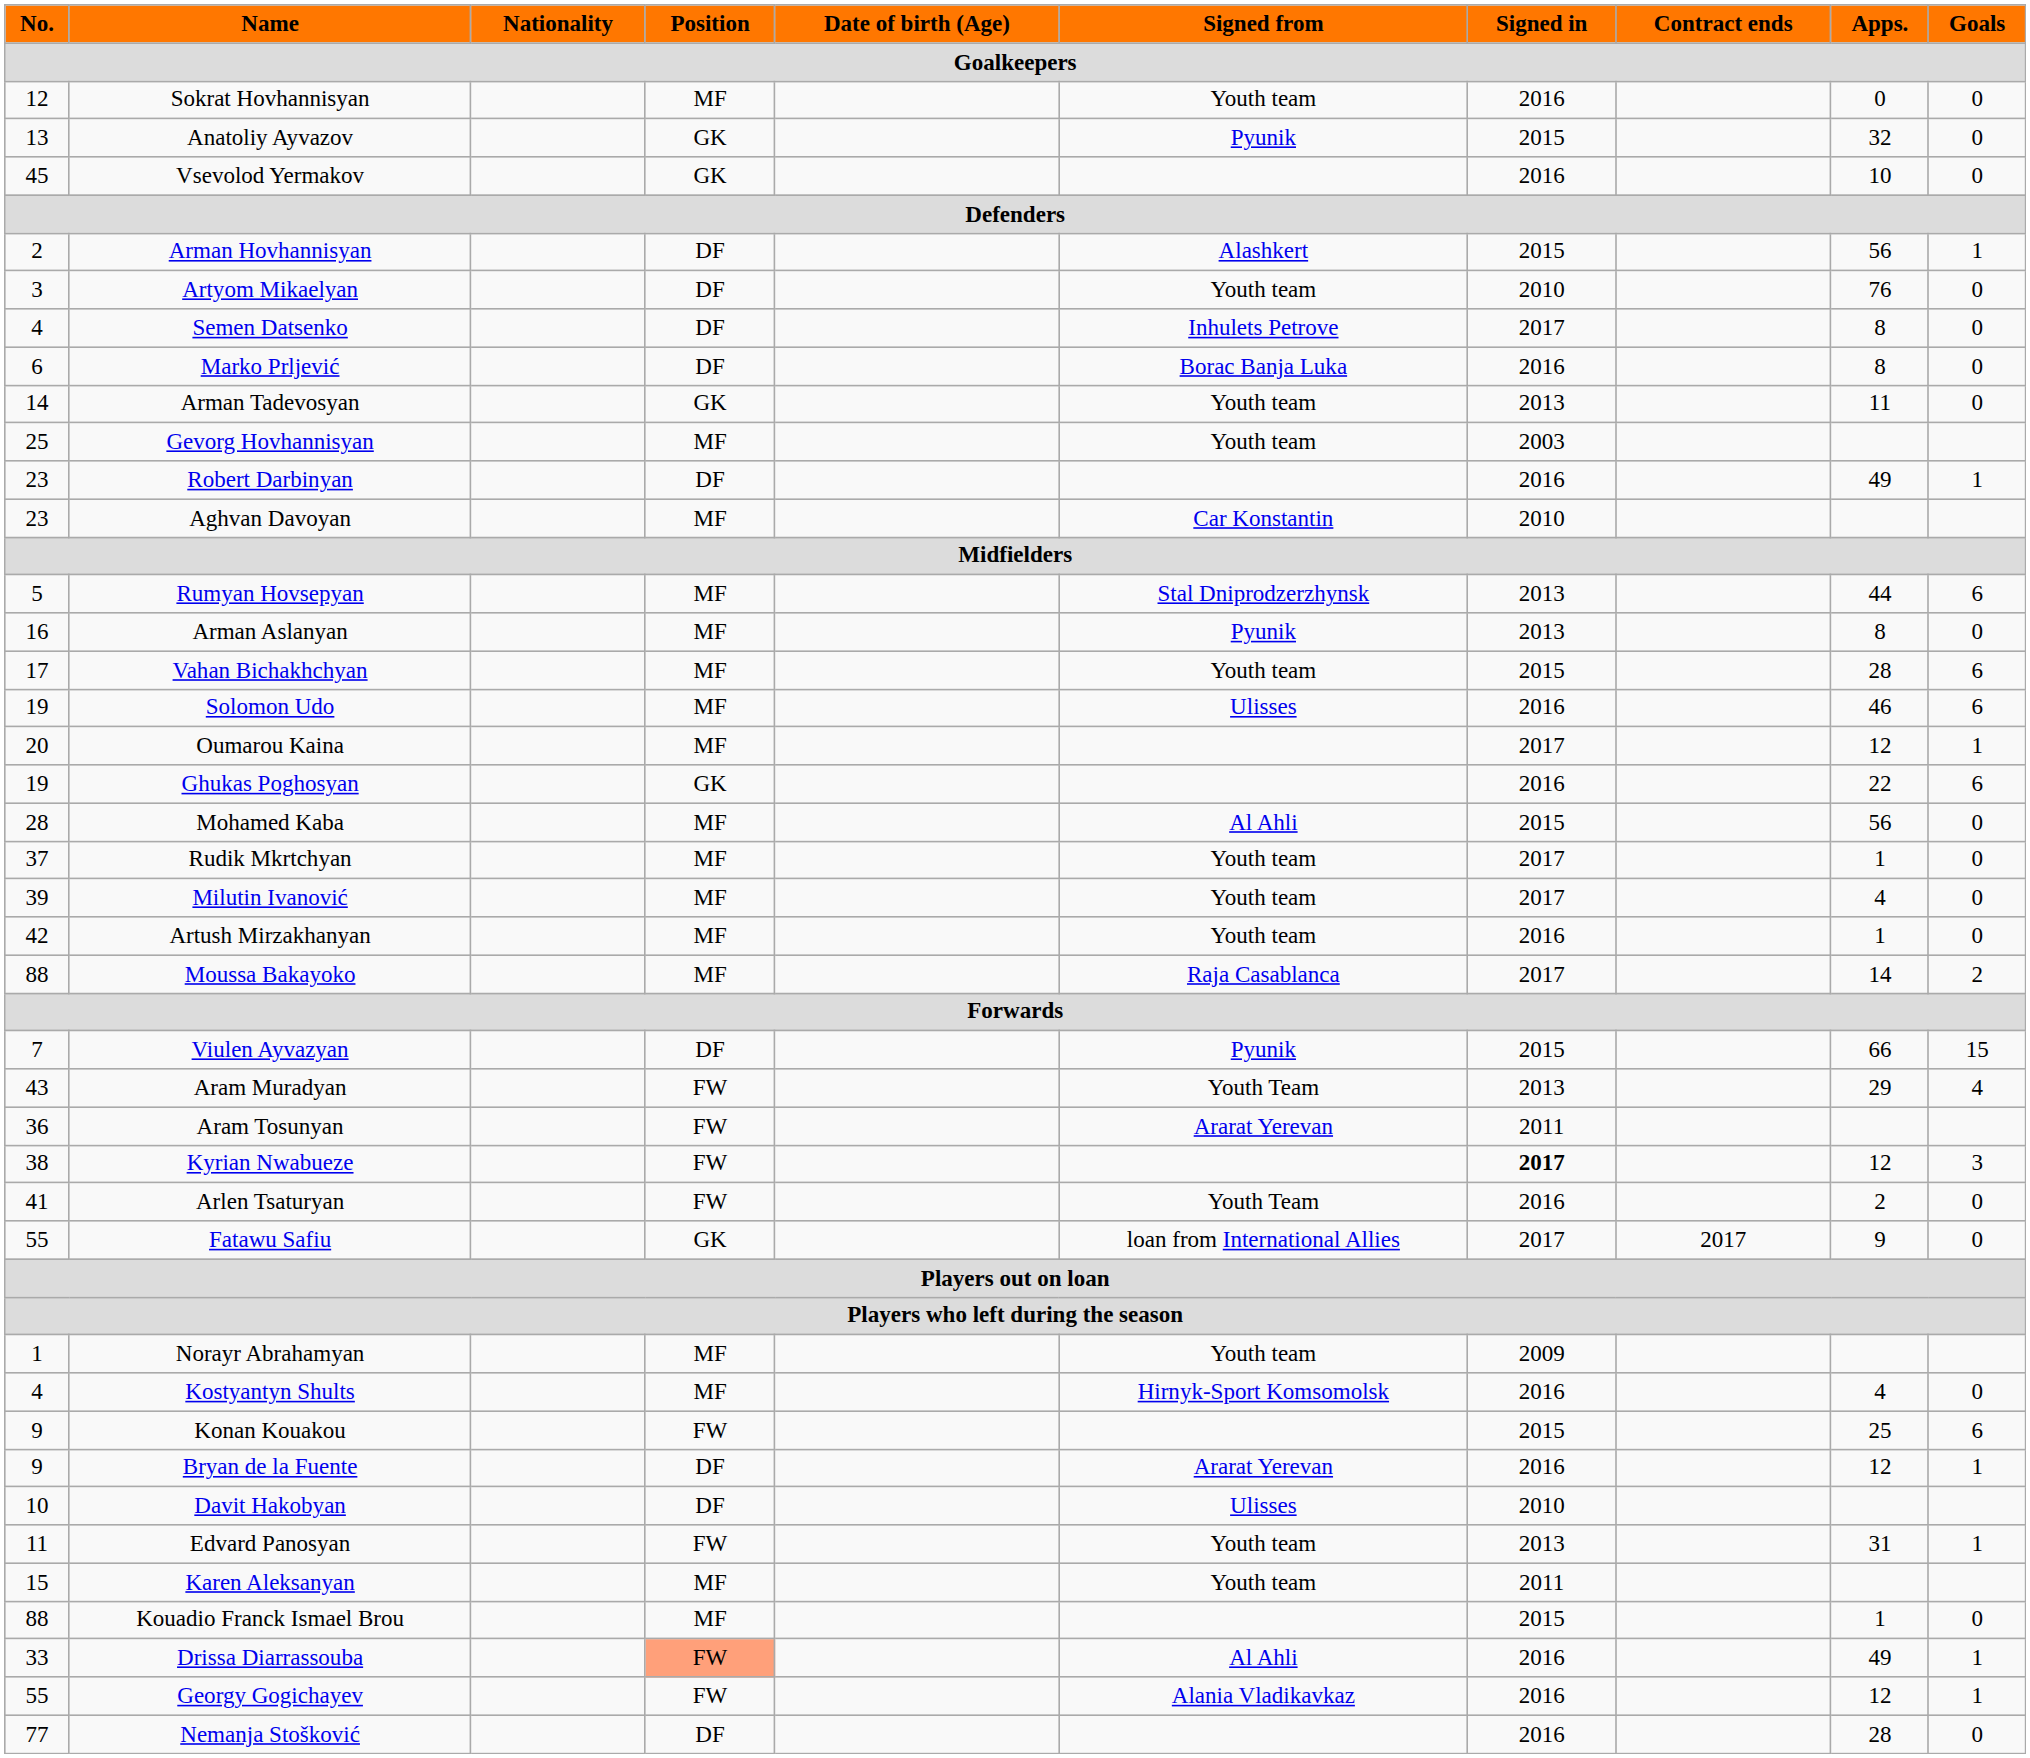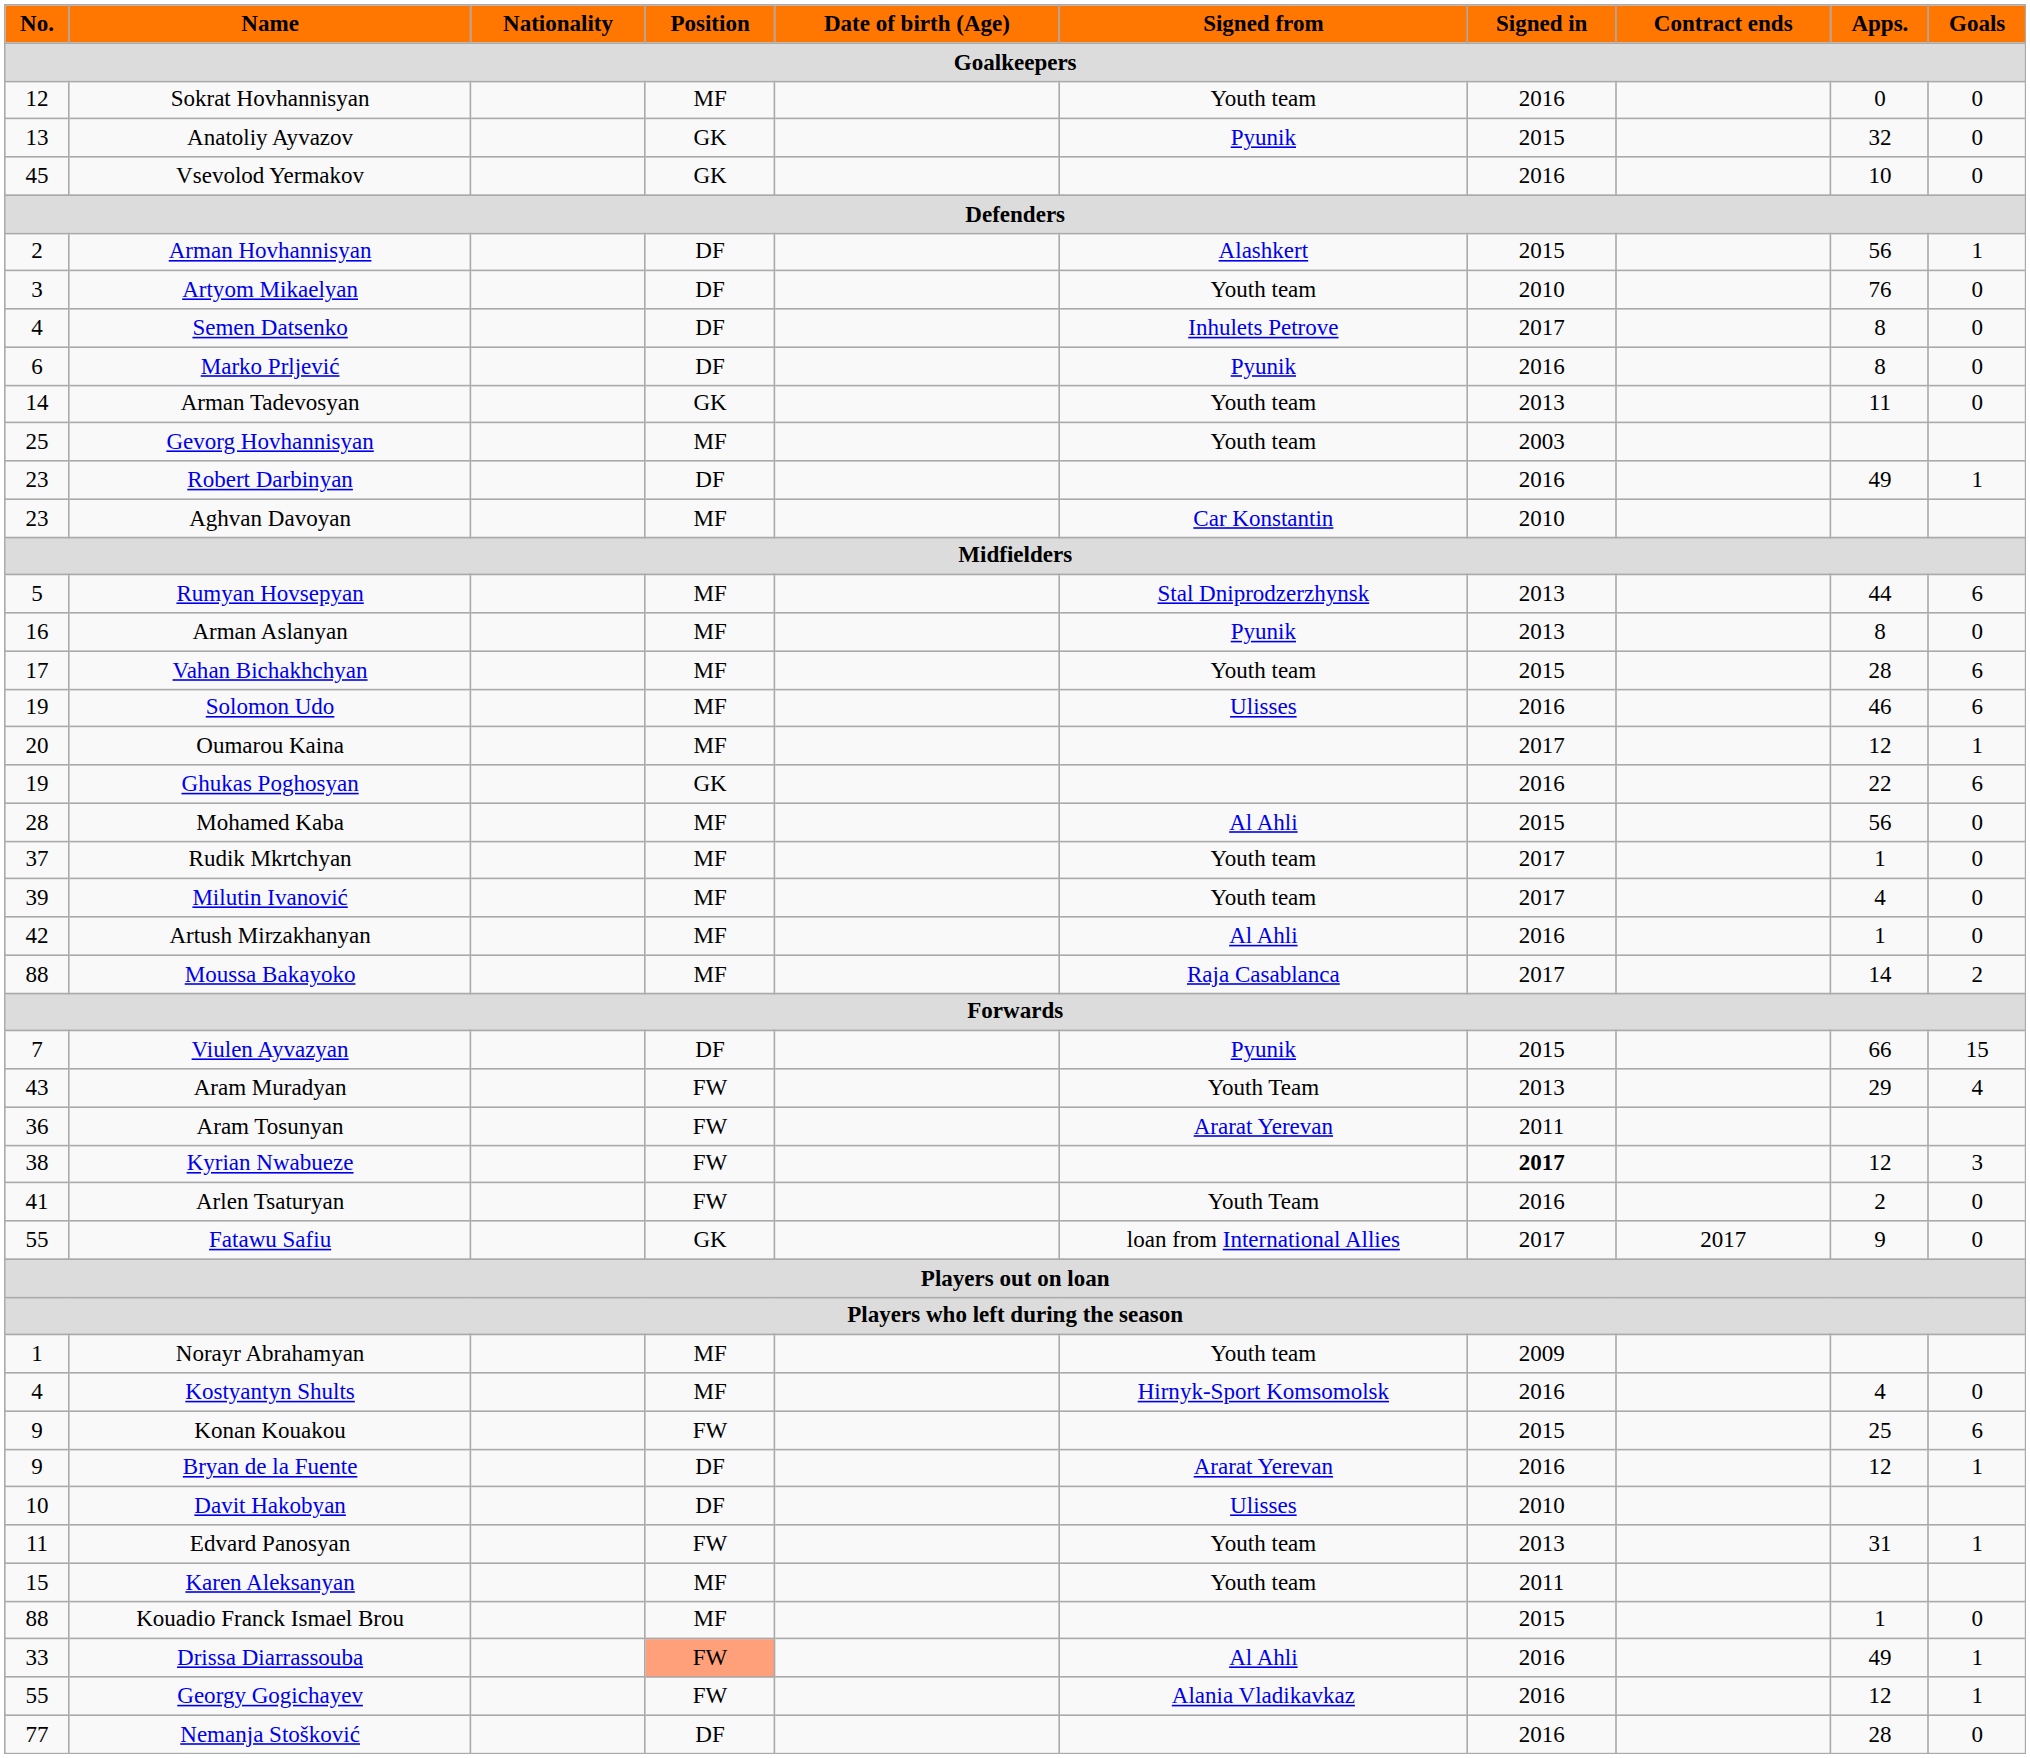(1263, 365) Borac Banja Luka -> (1263, 365) Pyunik
(1263, 935) Youth team -> (1263, 935) Al Ahli
